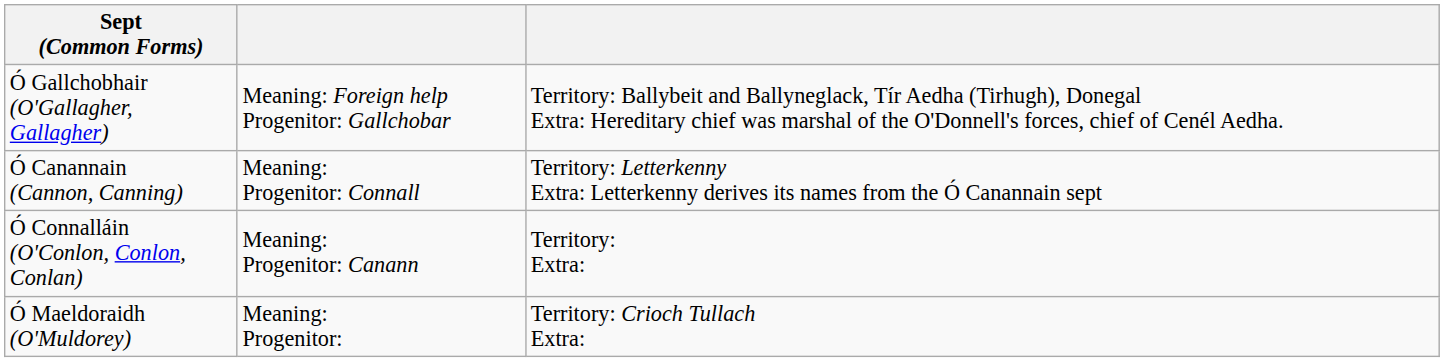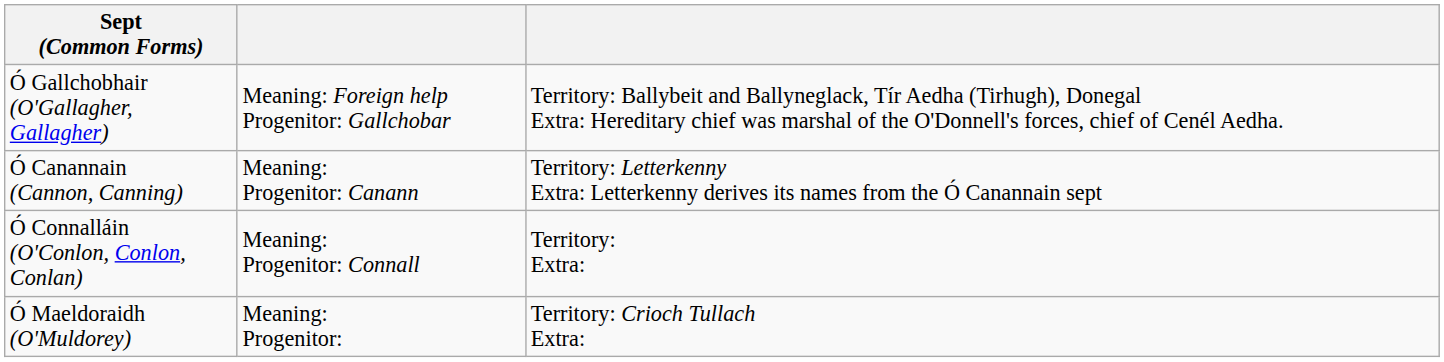(331, 180) Meaning: Progenitor: Connall -> (331, 180) Meaning: Progenitor: Canann
(331, 253) Meaning: Progenitor: Canann -> (331, 253) Meaning: Progenitor: Connall
